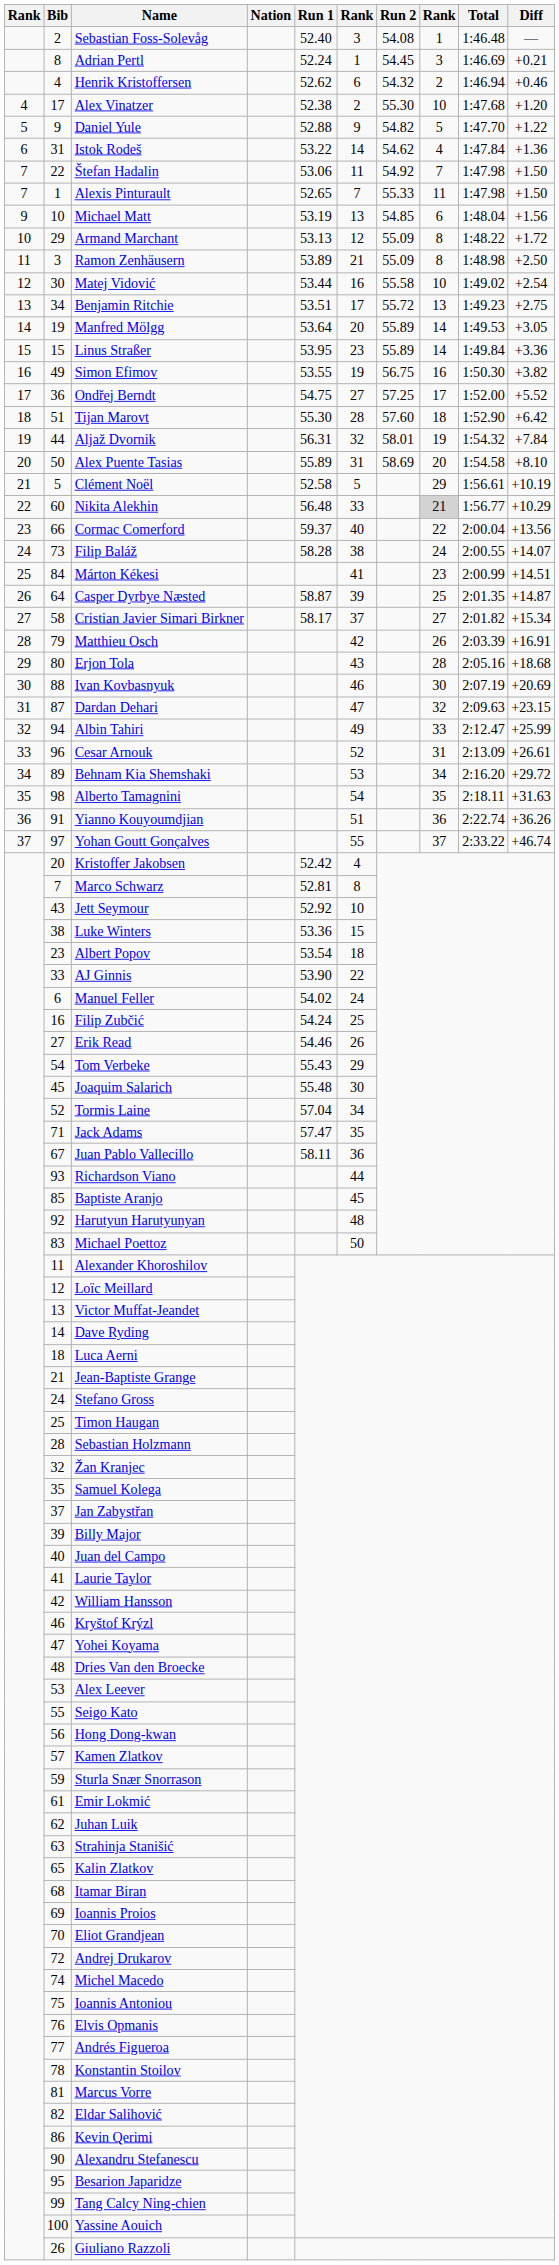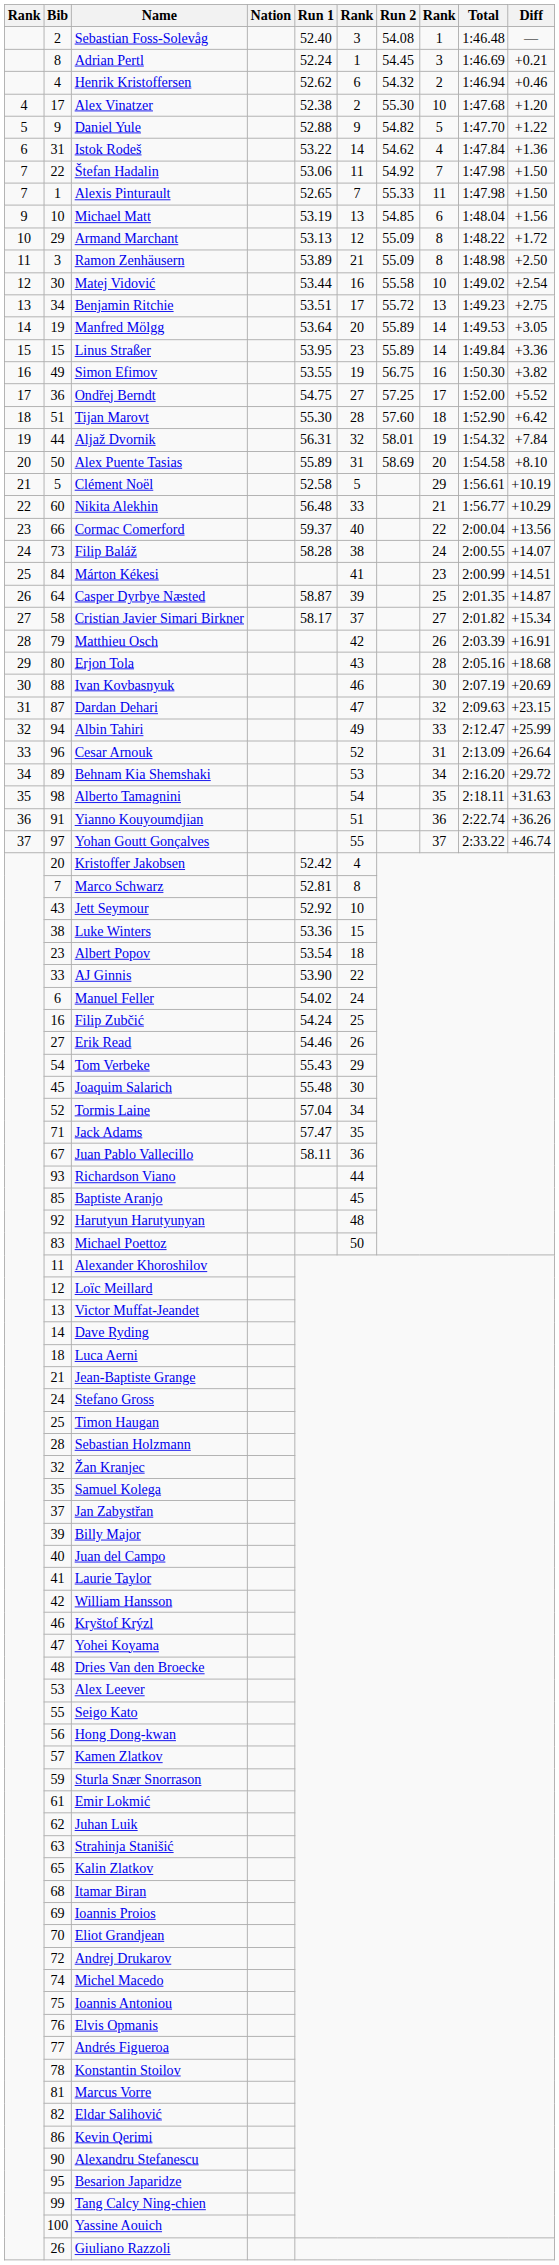(439, 506) lightgrey background -> (439, 506) no background
(531, 752) +26.61 -> (531, 752) +26.64
